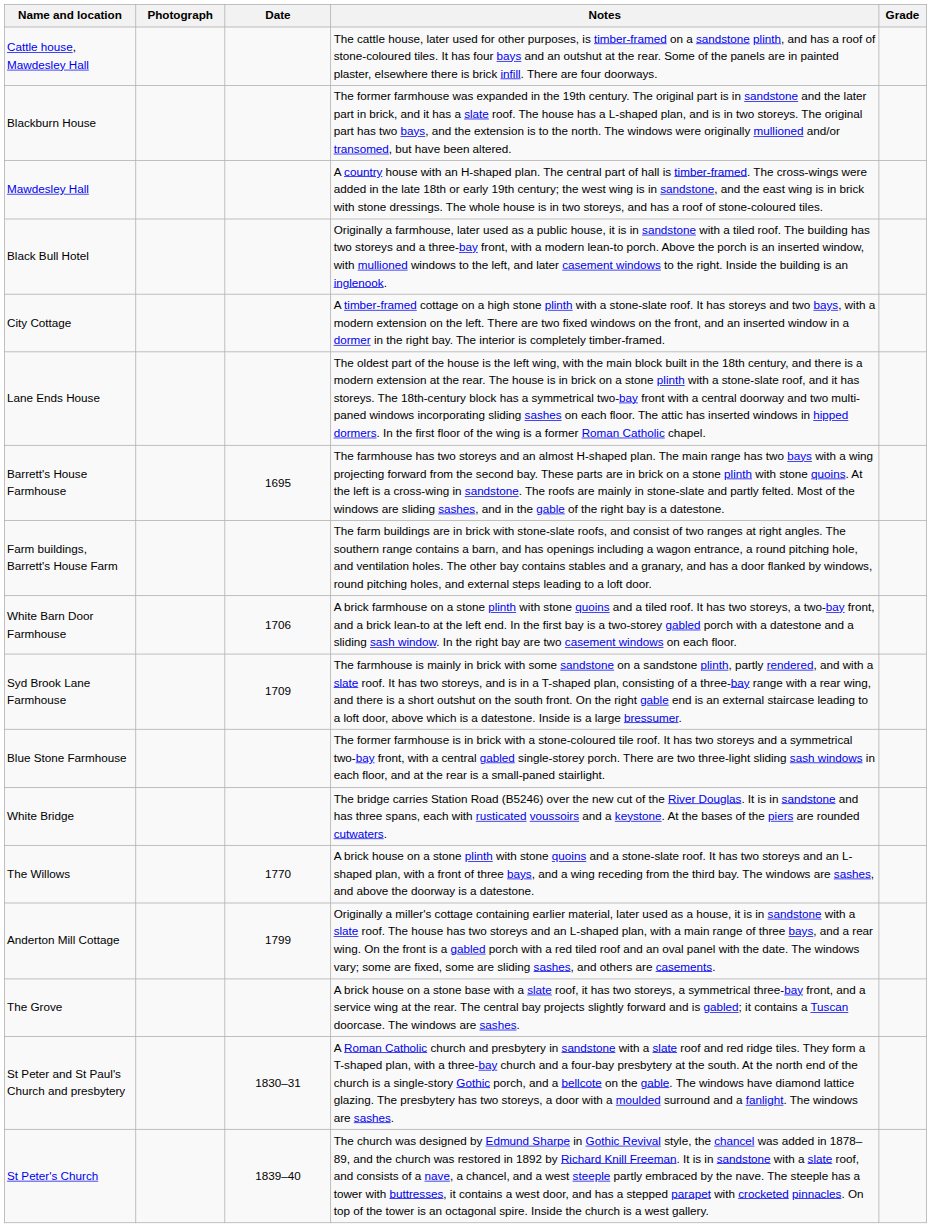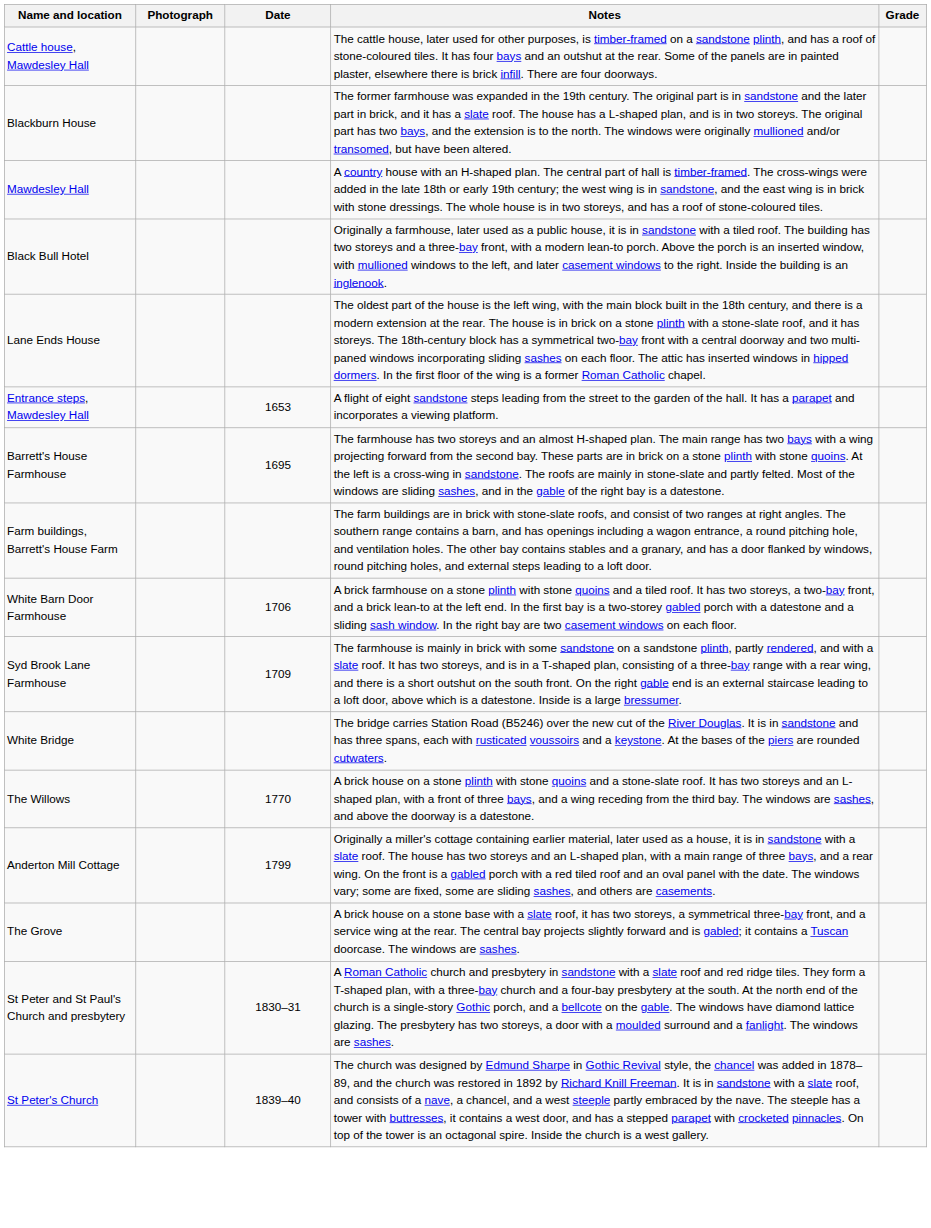- row: (39, 323)
+ row: (48, 407)
- row: (67, 758)
